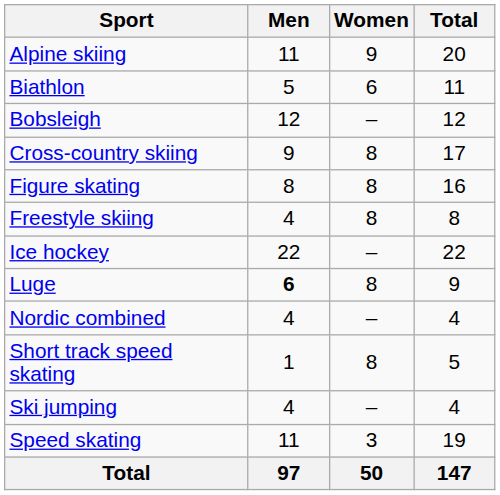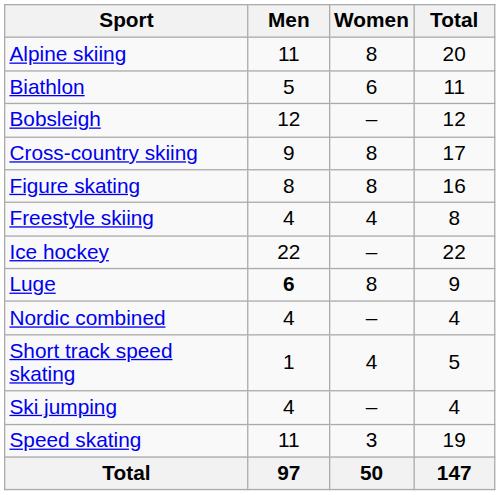(371, 53) 9 -> (371, 53) 8
(371, 218) 8 -> (371, 218) 4
(371, 362) 8 -> (371, 362) 4
